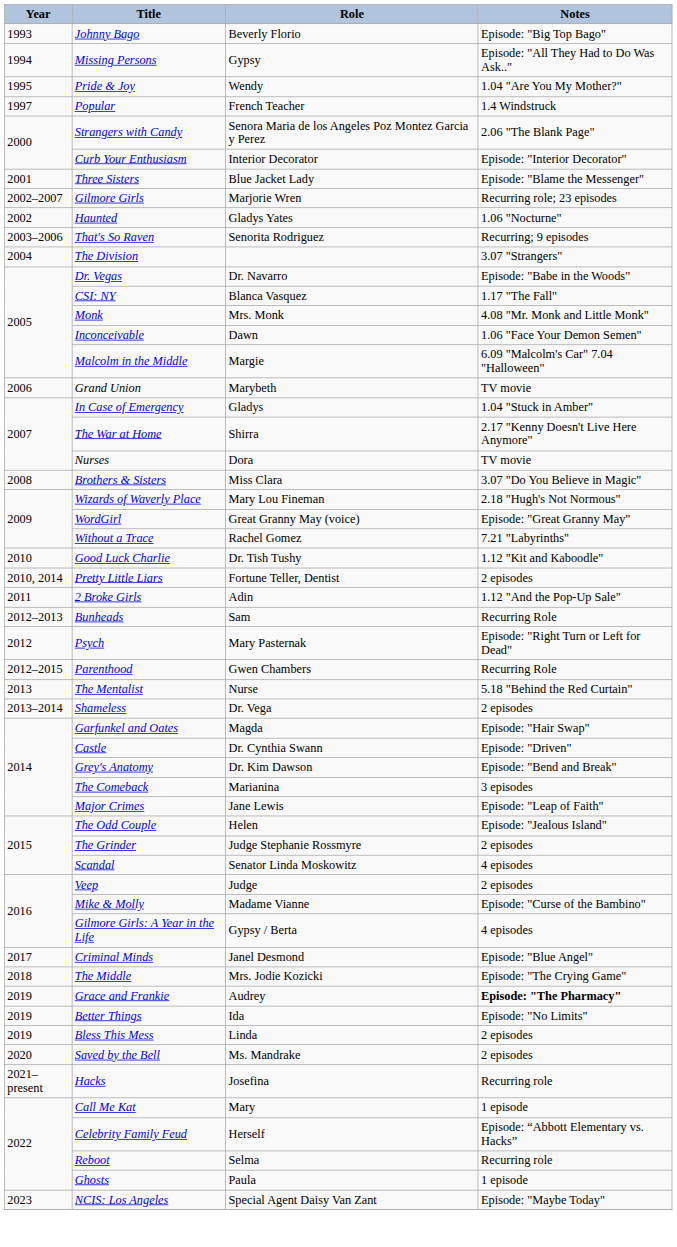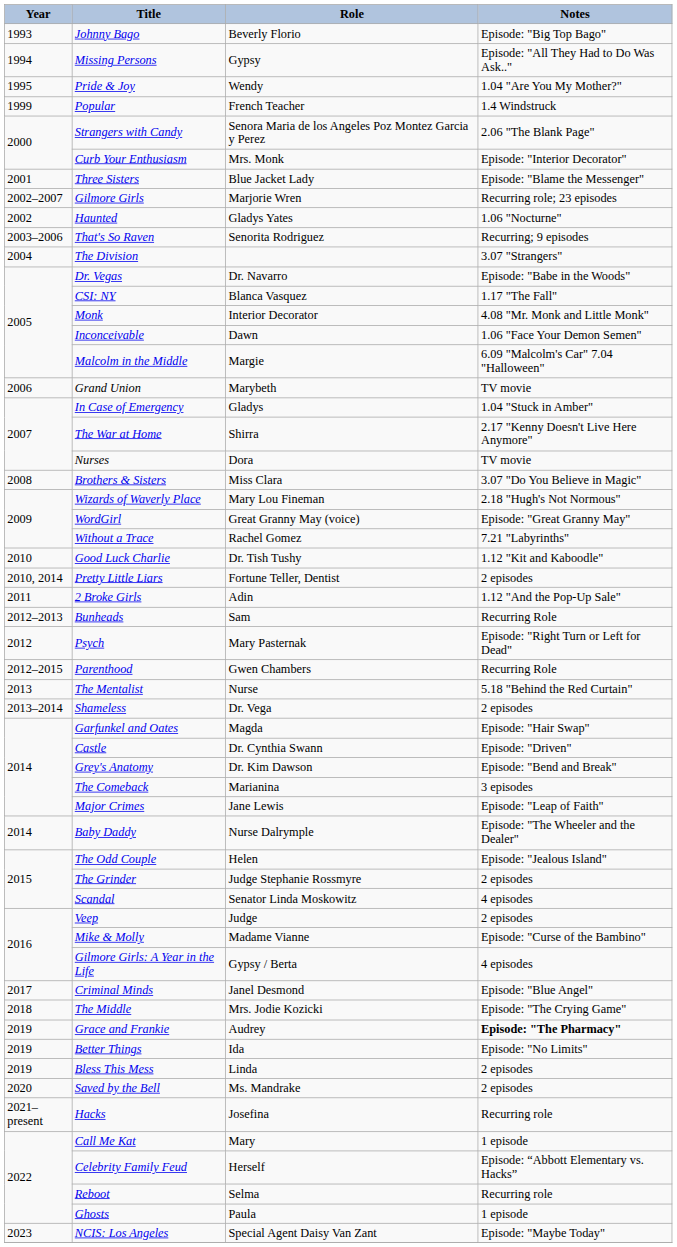(20, 106) 1997 -> (20, 106) 1999
(273, 159) Interior Decorator -> (256, 159) Mrs. Monk
(256, 315) Mrs. Monk -> (273, 315) Interior Decorator
+ row: (105, 832)
